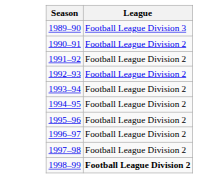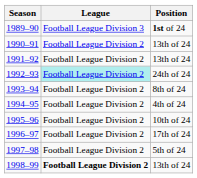+ column: (171, 13)
(136, 74) no background -> (93, 74) paleturquoise background
